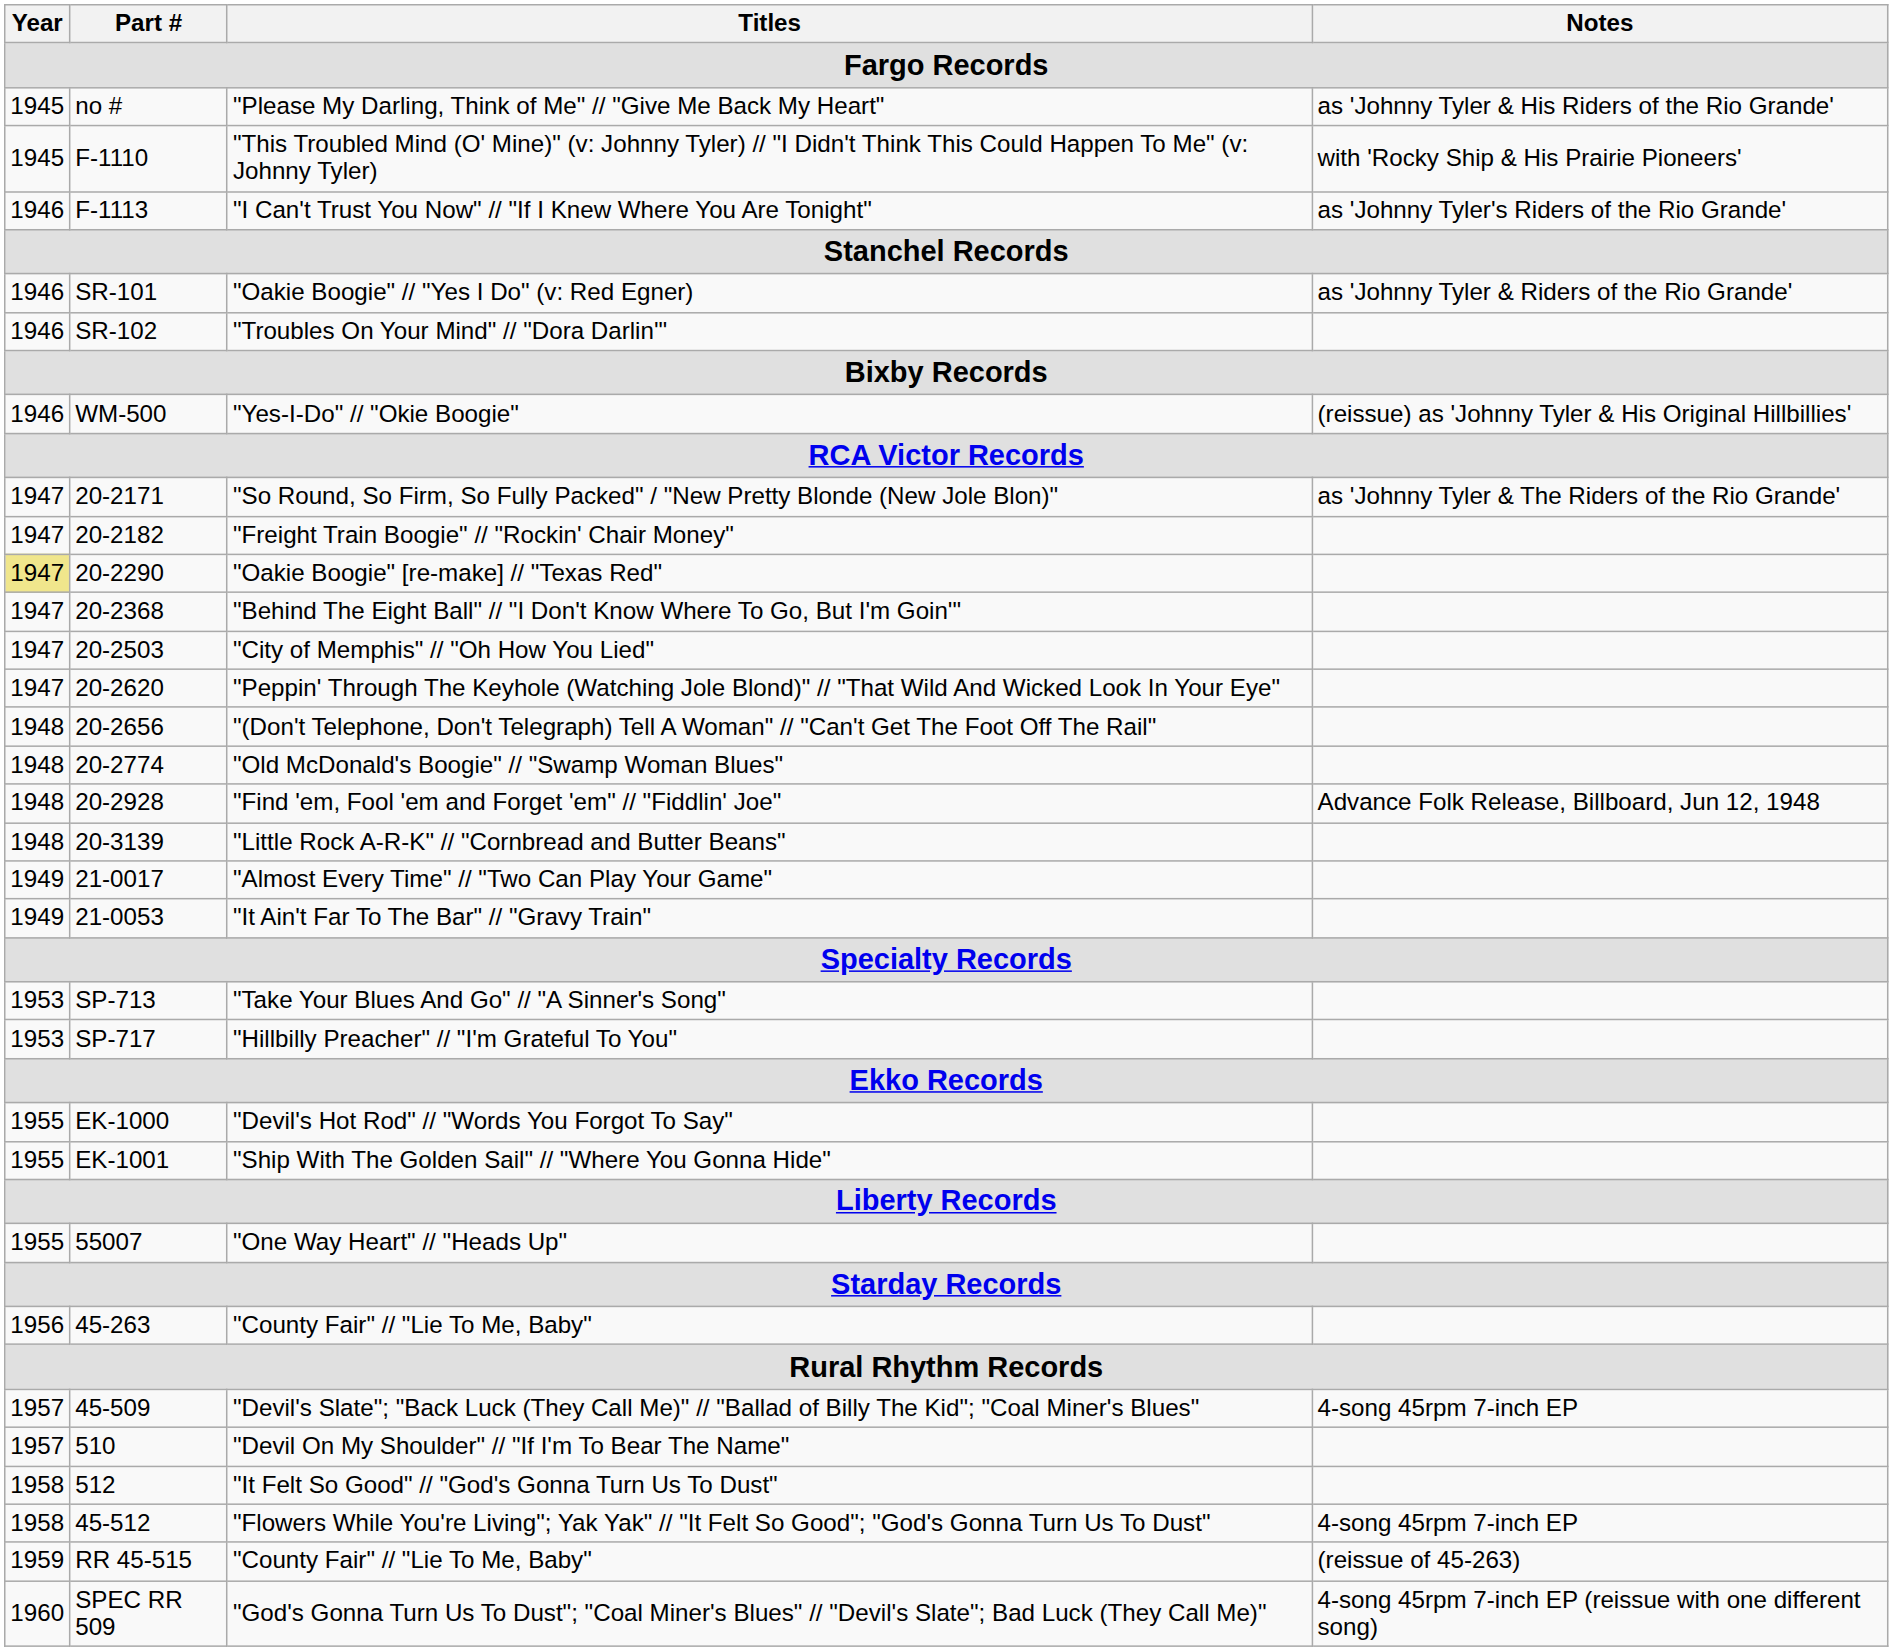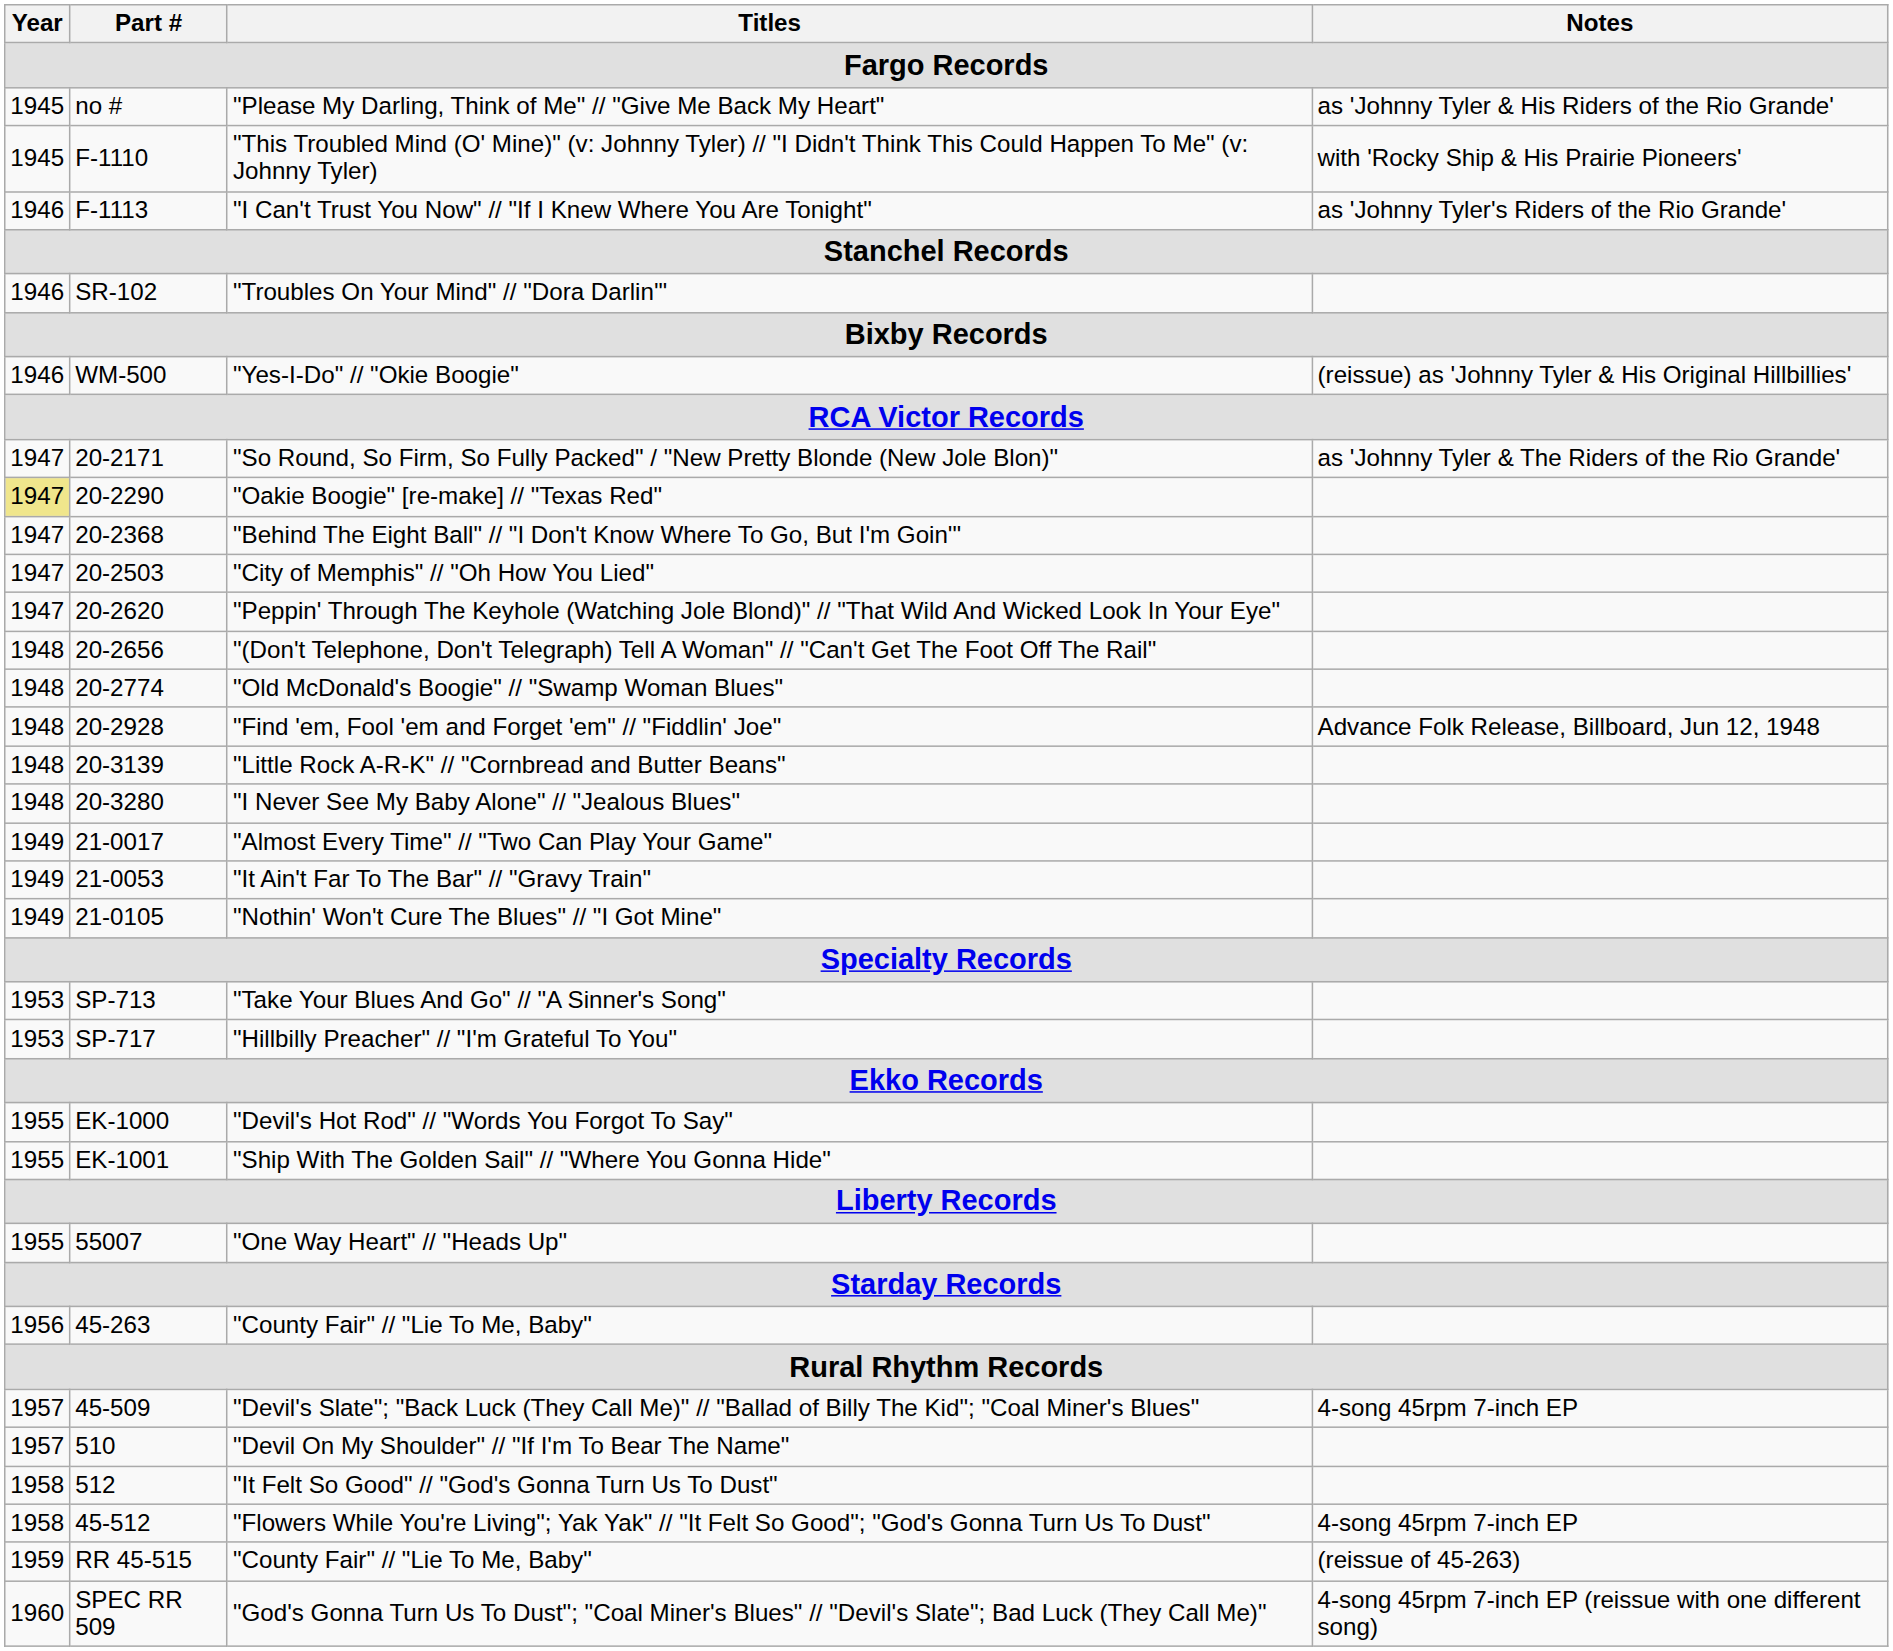- row: (116, 292)
- row: (120, 534)
+ row: (120, 803)
+ row: (120, 917)
